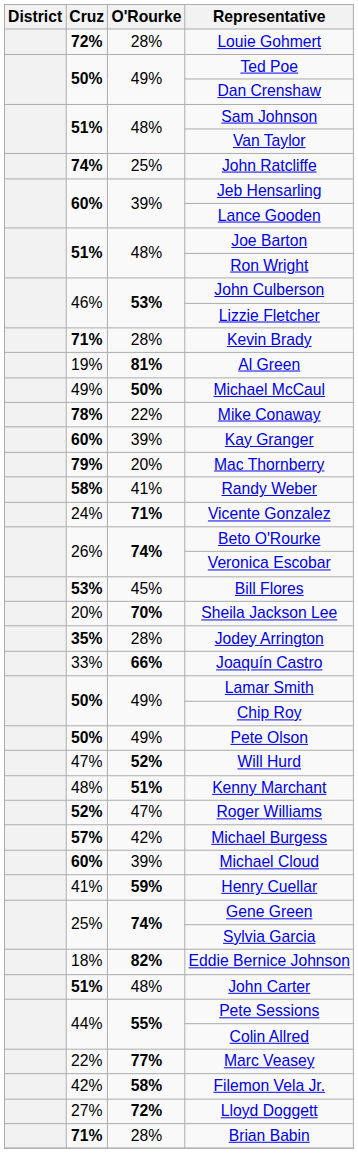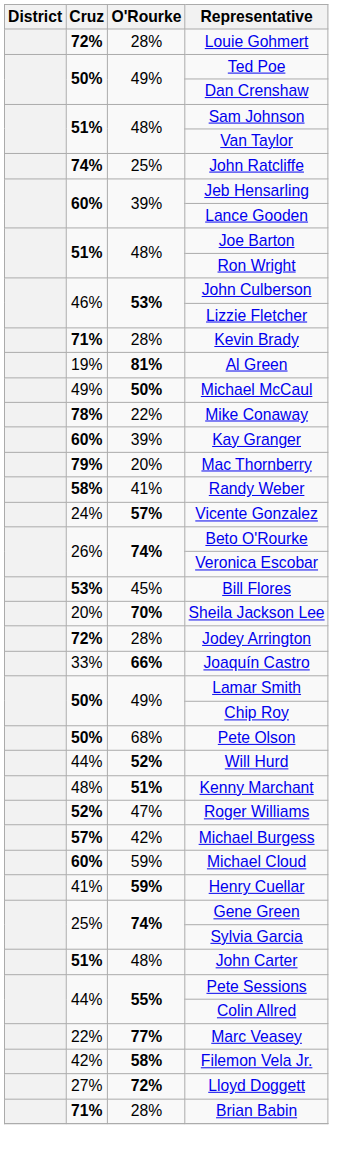(146, 514) 71% -> (146, 514) 57%
(87, 638) 35% -> (87, 638) 72%
(146, 738) 49% -> (146, 738) 68%
(87, 762) 47% -> (87, 762) 44%
(146, 862) 39% -> (146, 862) 59%
- row: (269, 961)
